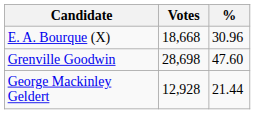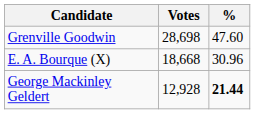rows swapped: (62, 59) <-> (59, 37)
(228, 89) normal -> (228, 89) bold
